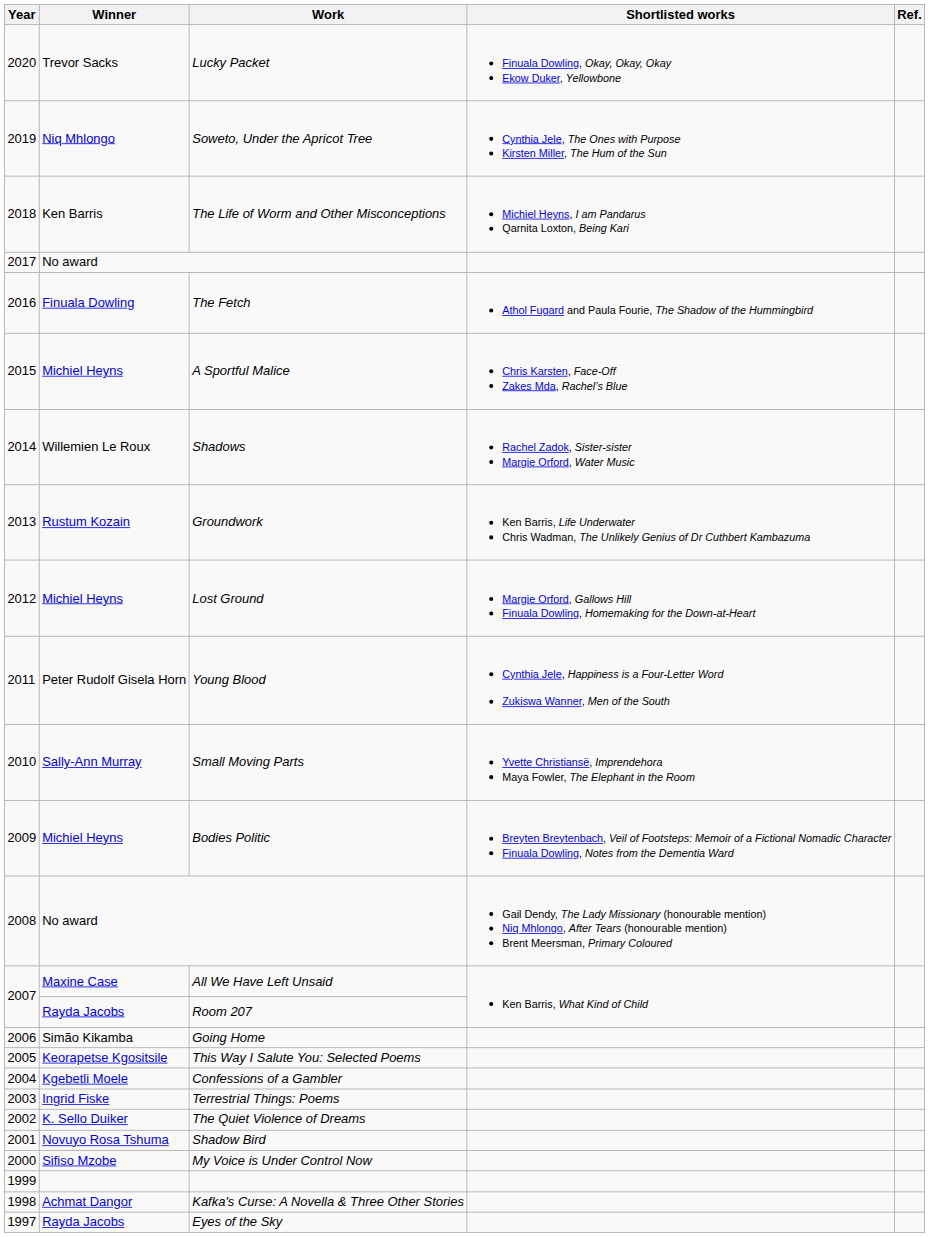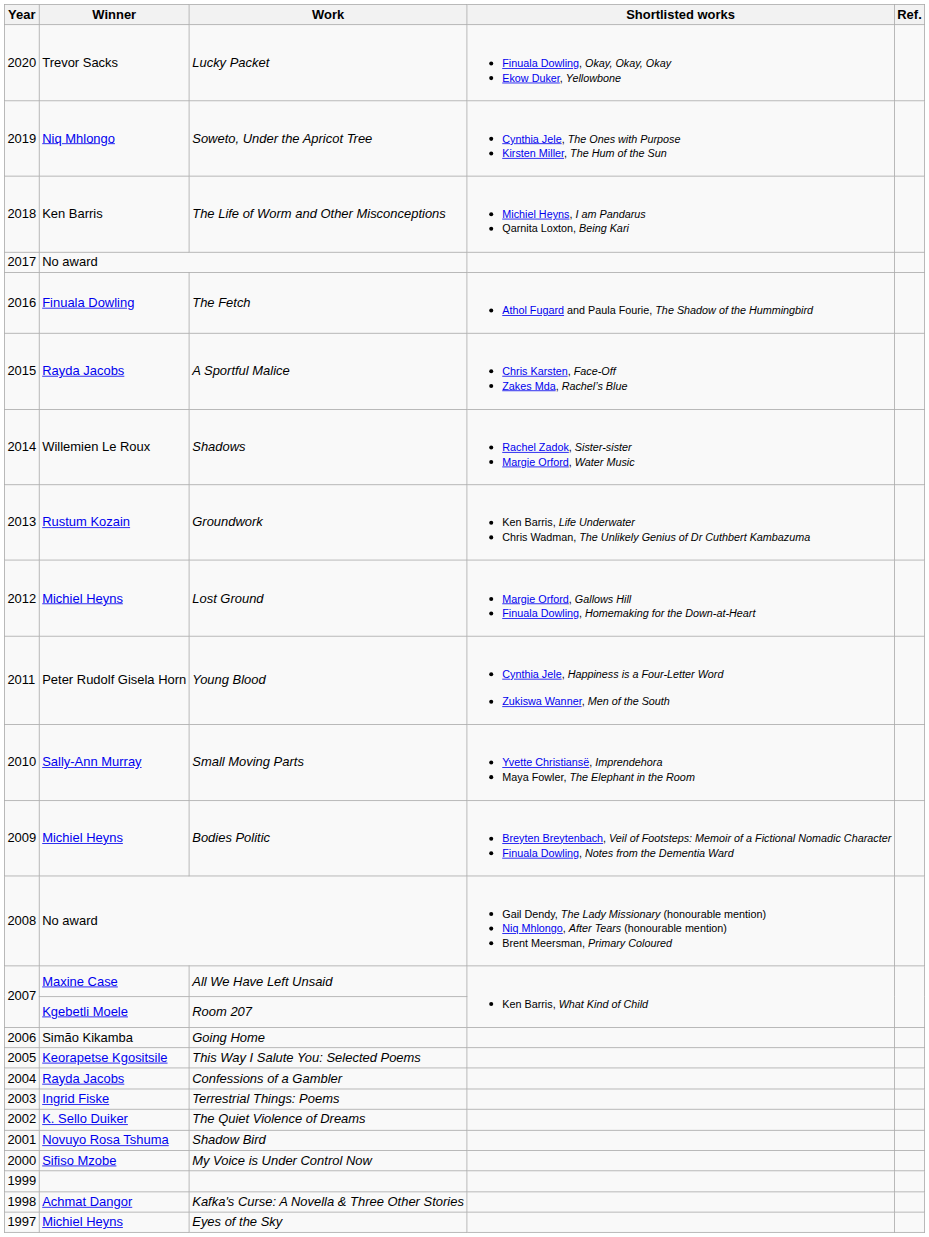(83, 371) Michiel Heyns -> (83, 371) Rayda Jacobs
(83, 1011) Rayda Jacobs -> (85, 1011) Kgebetli Moele
(85, 1078) Kgebetli Moele -> (83, 1078) Rayda Jacobs
(83, 1222) Rayda Jacobs -> (83, 1222) Michiel Heyns
